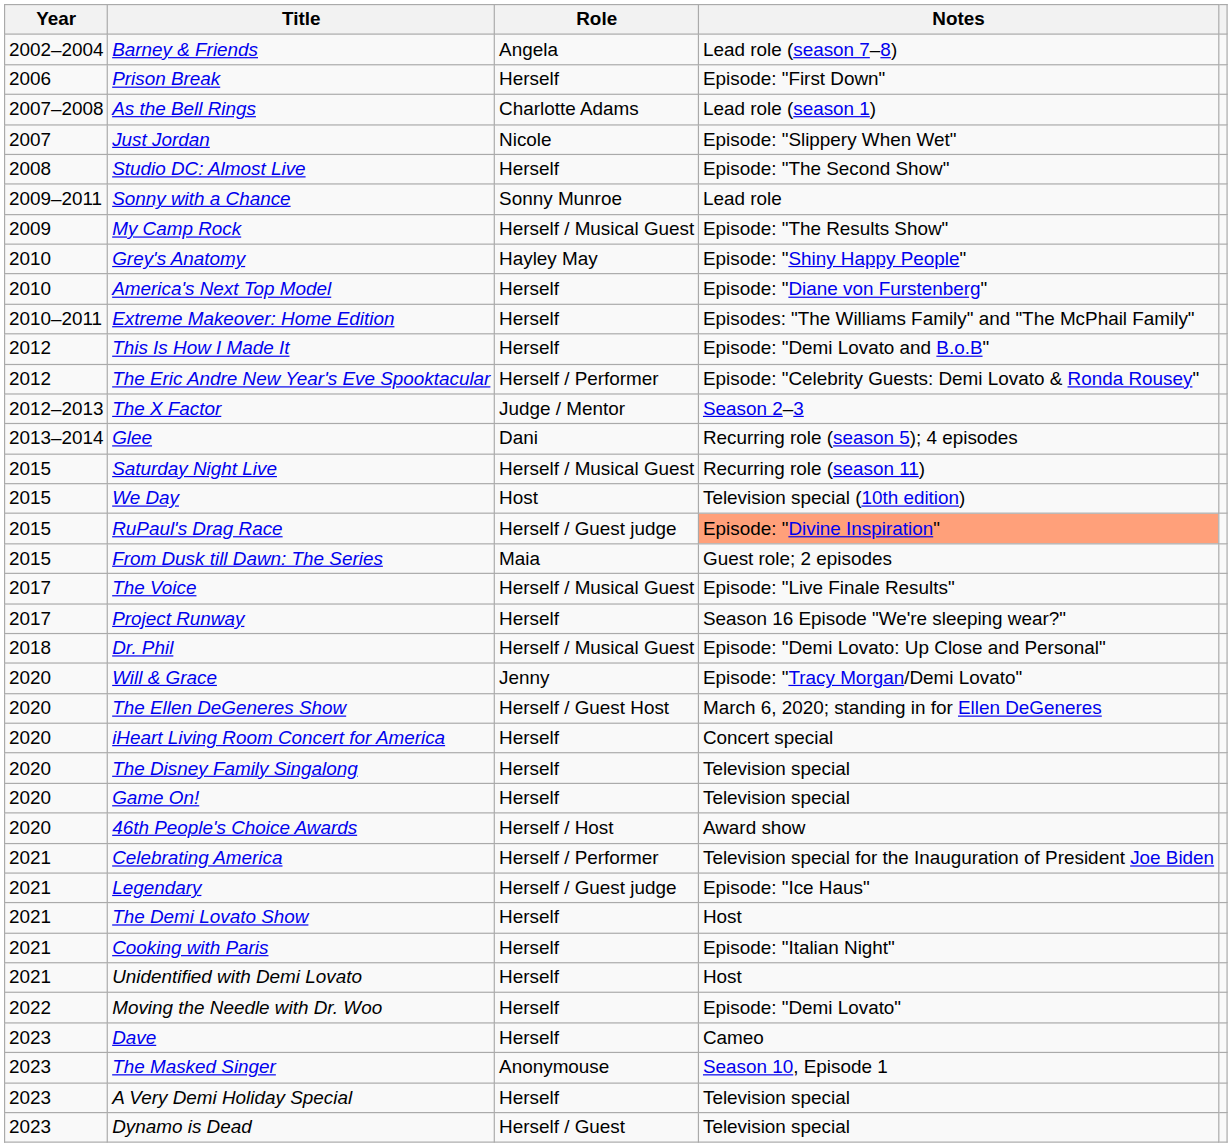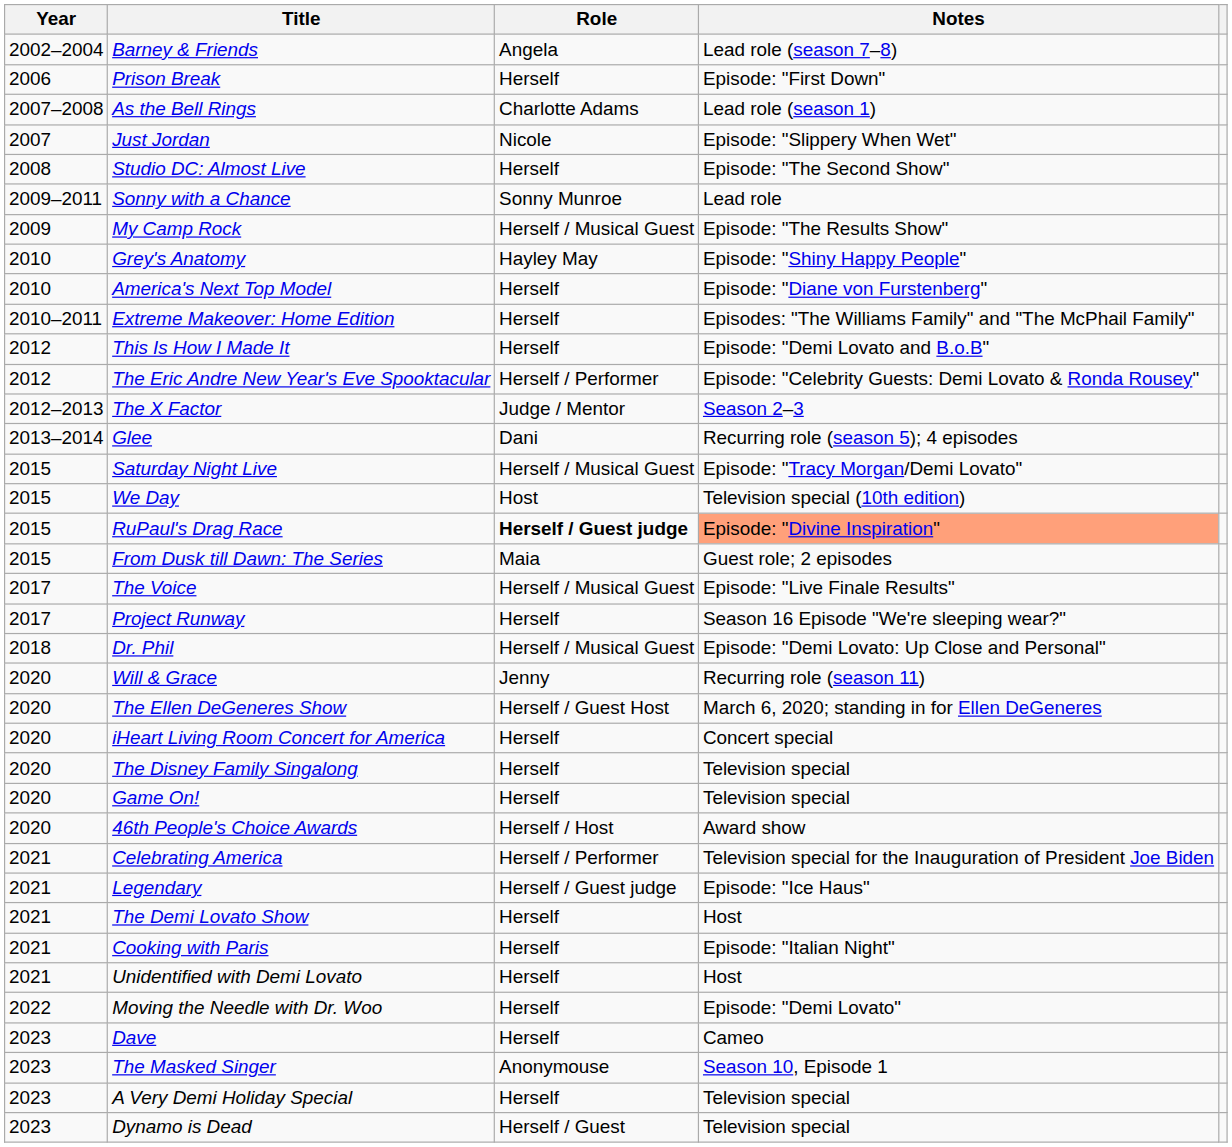(814, 468) Recurring role (season 11) -> (863, 468) Episode: "Tracy Morgan/Demi Lovato"
(588, 528) normal -> (594, 528) bold
(863, 678) Episode: "Tracy Morgan/Demi Lovato" -> (814, 678) Recurring role (season 11)
